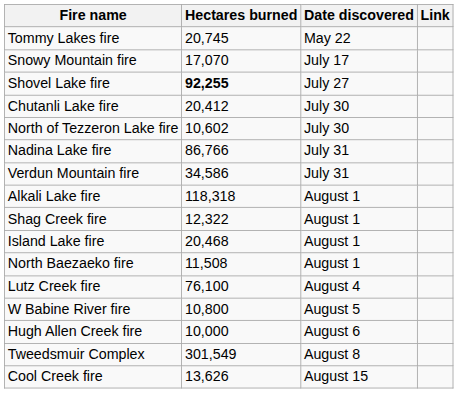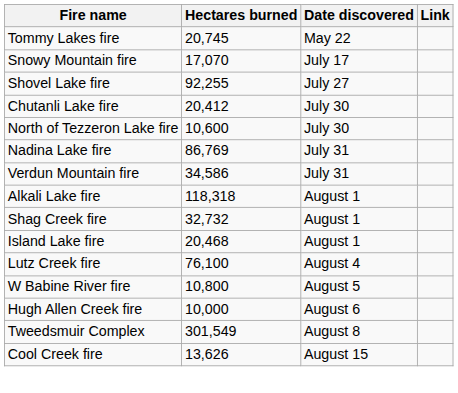(207, 83) bold -> (207, 83) normal
(207, 128) 10,602 -> (207, 128) 10,600
(207, 151) 86,766 -> (207, 151) 86,769
(207, 219) 12,322 -> (207, 219) 32,732
- row: (71, 264)
